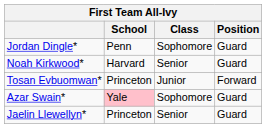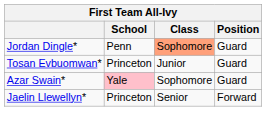(184, 47) no background -> (184, 47) lightsalmon background
- row: (45, 64)
(237, 81) Forward -> (232, 64) Guard
(232, 115) Guard -> (237, 98) Forward
